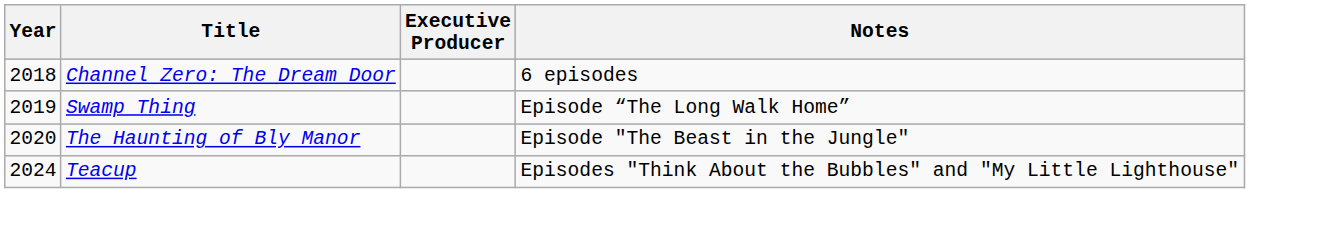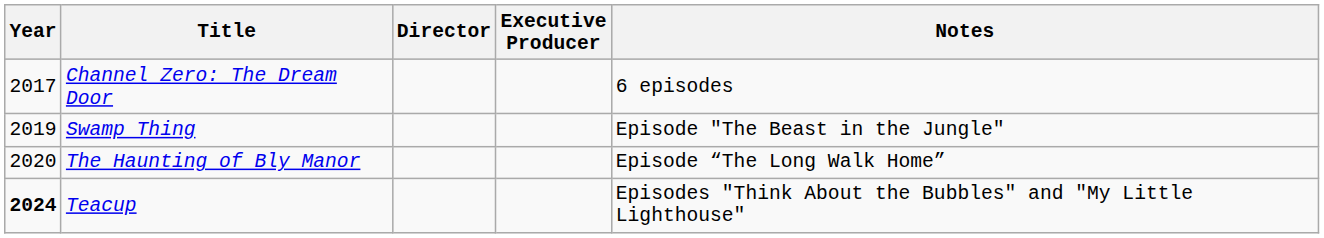+ column: (444, 32)
(33, 75) 2018 -> (33, 87) 2017
(685, 107) Episode “The Long Walk Home” -> (810, 130) Episode "The Beast in the Jungle"
(715, 139) Episode "The Beast in the Jungle" -> (781, 162) Episode “The Long Walk Home”
(33, 171) normal -> (33, 205) bold
